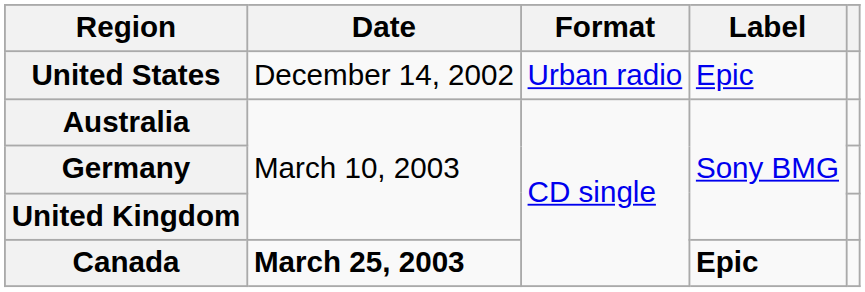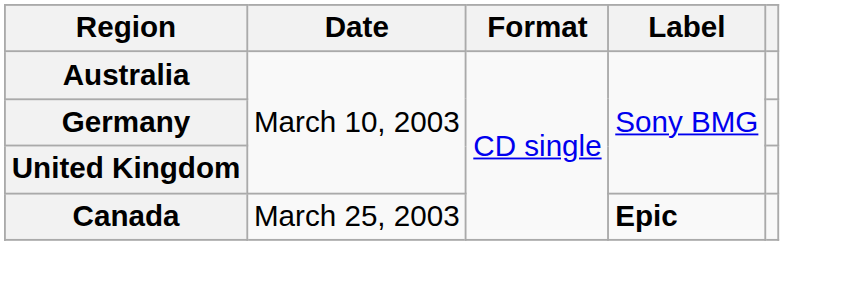- row: (126, 74)
(359, 262) bold -> (357, 215) normal
